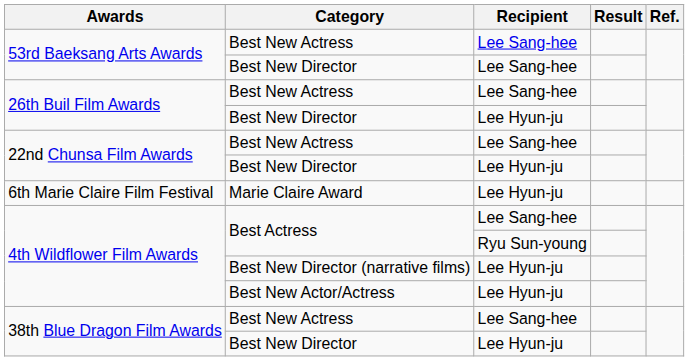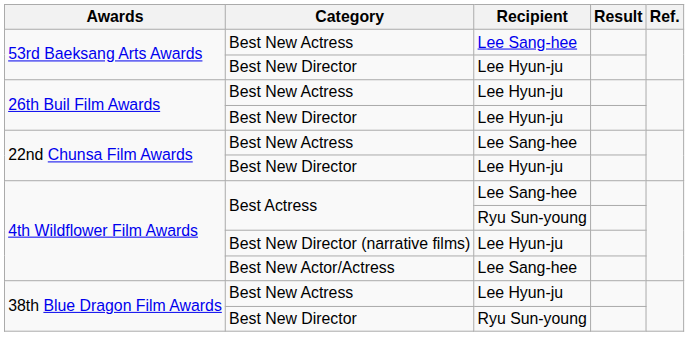(527, 67) Lee Sang-hee -> (520, 67) Lee Hyun-ju
(527, 92) Lee Sang-hee -> (520, 92) Lee Hyun-ju
- row: (111, 192)
(520, 293) Lee Hyun-ju -> (527, 268) Lee Sang-hee
(527, 318) Lee Sang-hee -> (520, 293) Lee Hyun-ju
(520, 343) Lee Hyun-ju -> (532, 318) Ryu Sun-young
